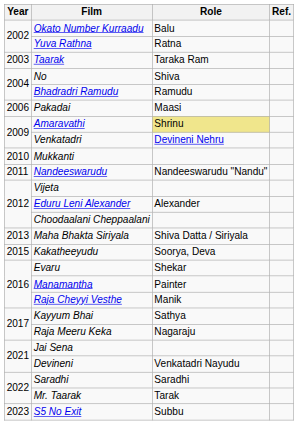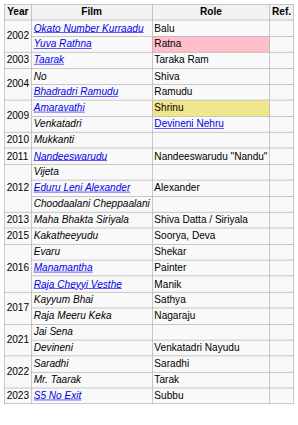(168, 44) no background -> (168, 44) pink background
- row: (52, 108)
